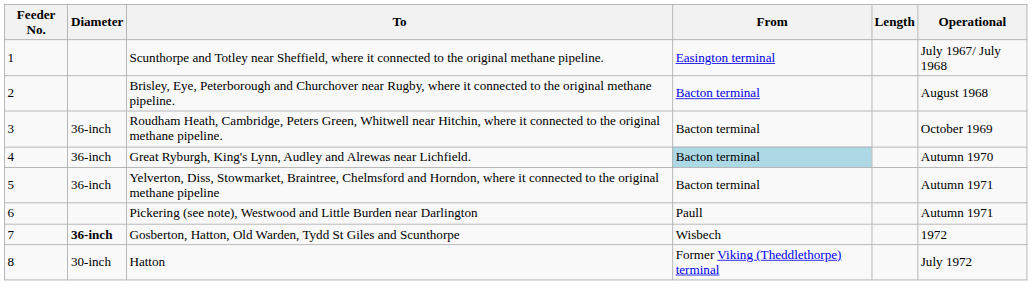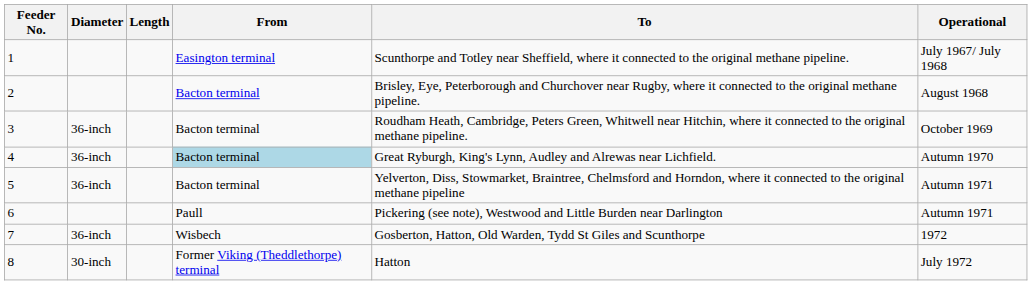columns swapped: (895, 22) <-> (400, 22)
(92, 234) bold -> (91, 234) normal
